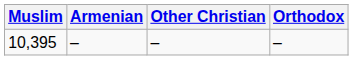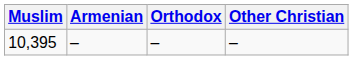columns swapped: (309, 17) <-> (208, 17)
